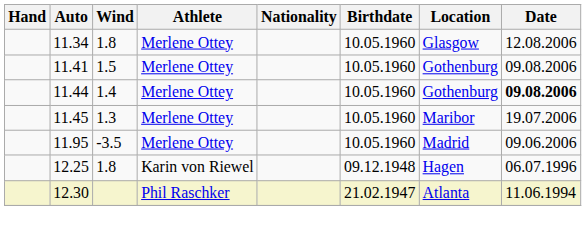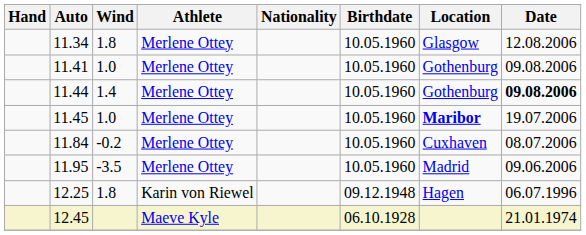(106, 67) 1.5 -> (106, 67) 1.0
(106, 117) 1.3 -> (106, 117) 1.0
(449, 117) normal -> (452, 117) bold
+ row: (71, 142)
- row: (71, 192)
+ row: (71, 218)
